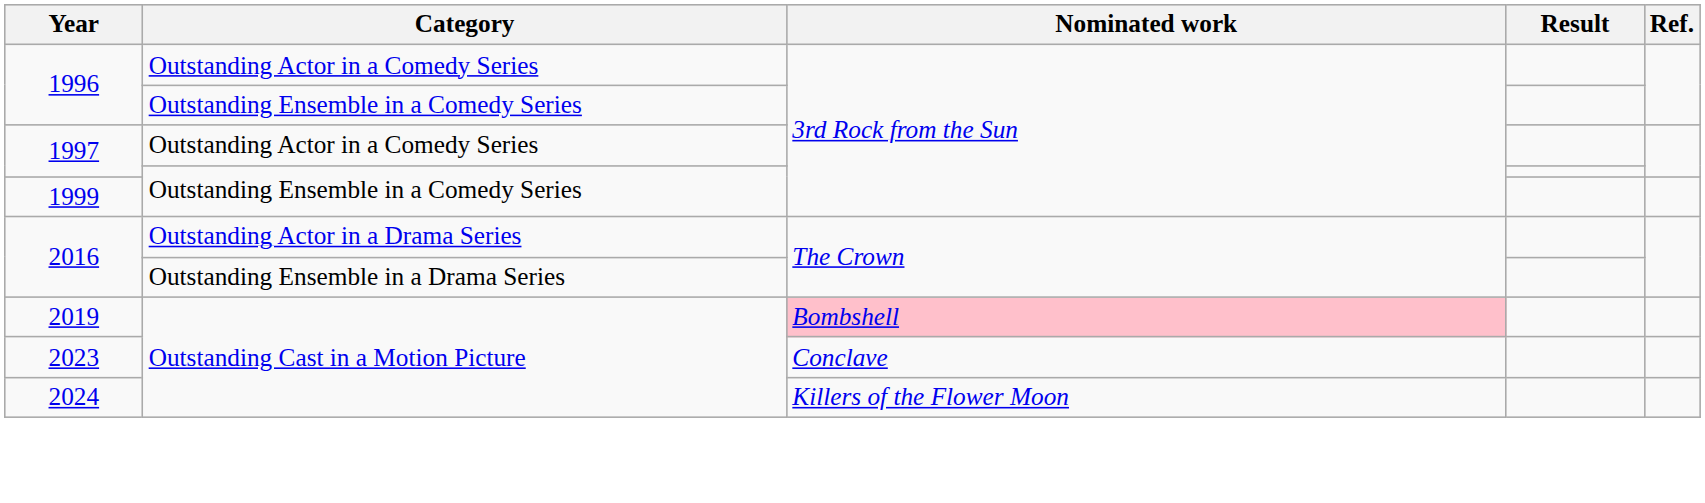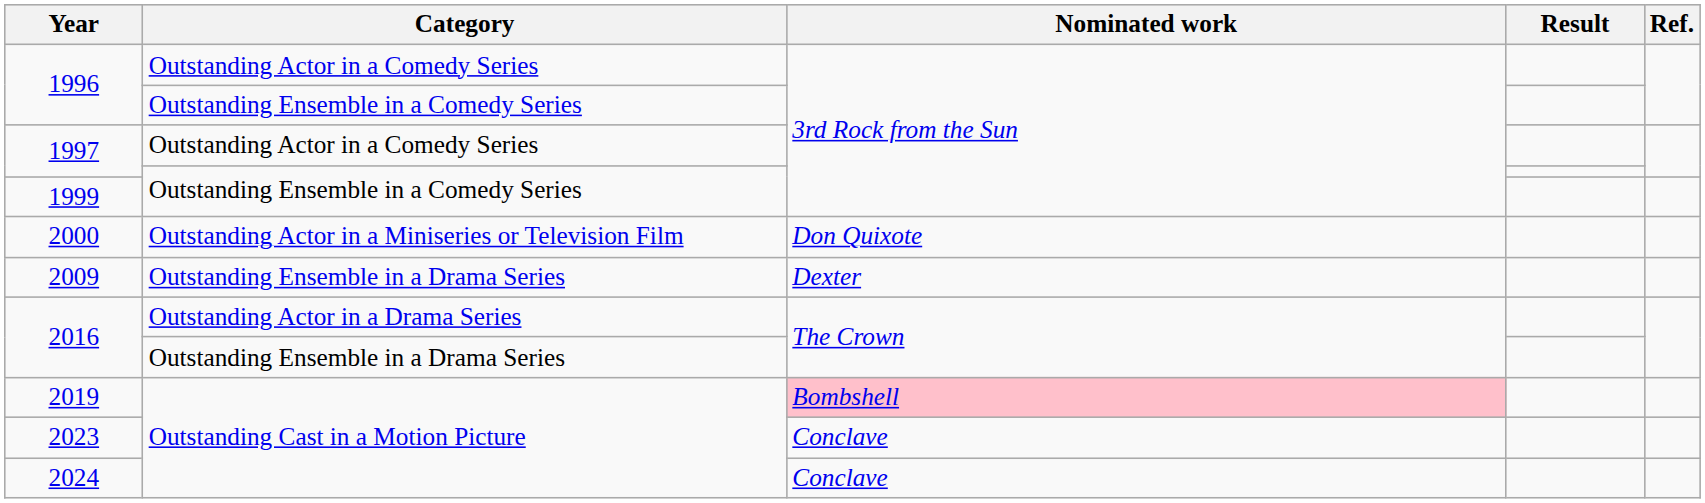+ row: (74, 236)
+ row: (74, 276)
(931, 397) Killers of the Flower Moon -> (840, 477) Conclave
